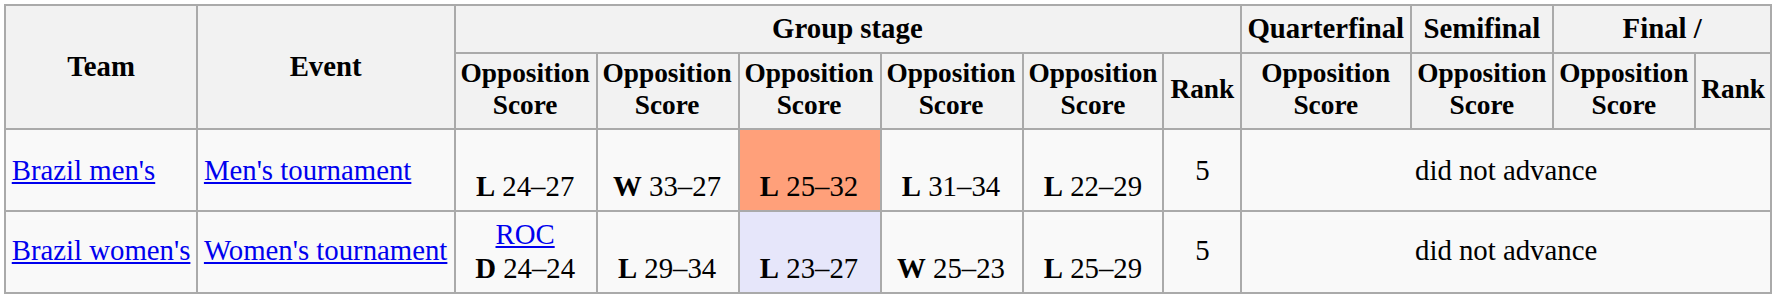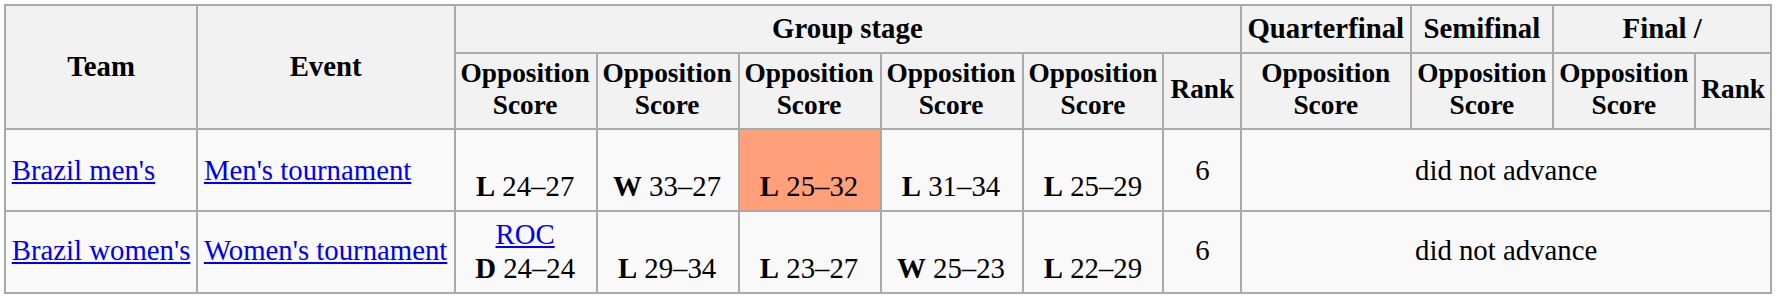(1093, 187) L 22–29 -> (1093, 187) L 25–29
(1202, 170) 5 -> (1202, 170) 6
(809, 268) lavender background -> (809, 268) no background
(1093, 268) L 25–29 -> (1093, 268) L 22–29
(1202, 251) 5 -> (1202, 251) 6
